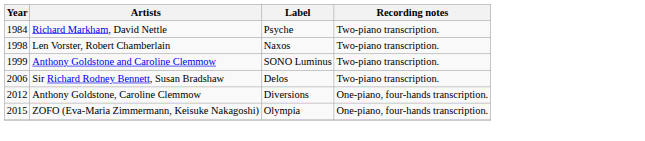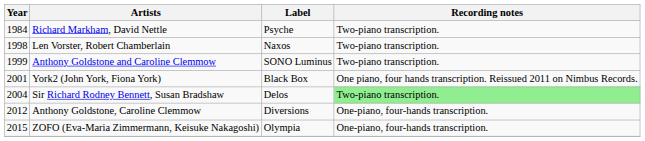+ row: (97, 78)
(17, 78) 2006 -> (17, 95) 2004
(388, 78) no background -> (388, 95) lightgreen background
